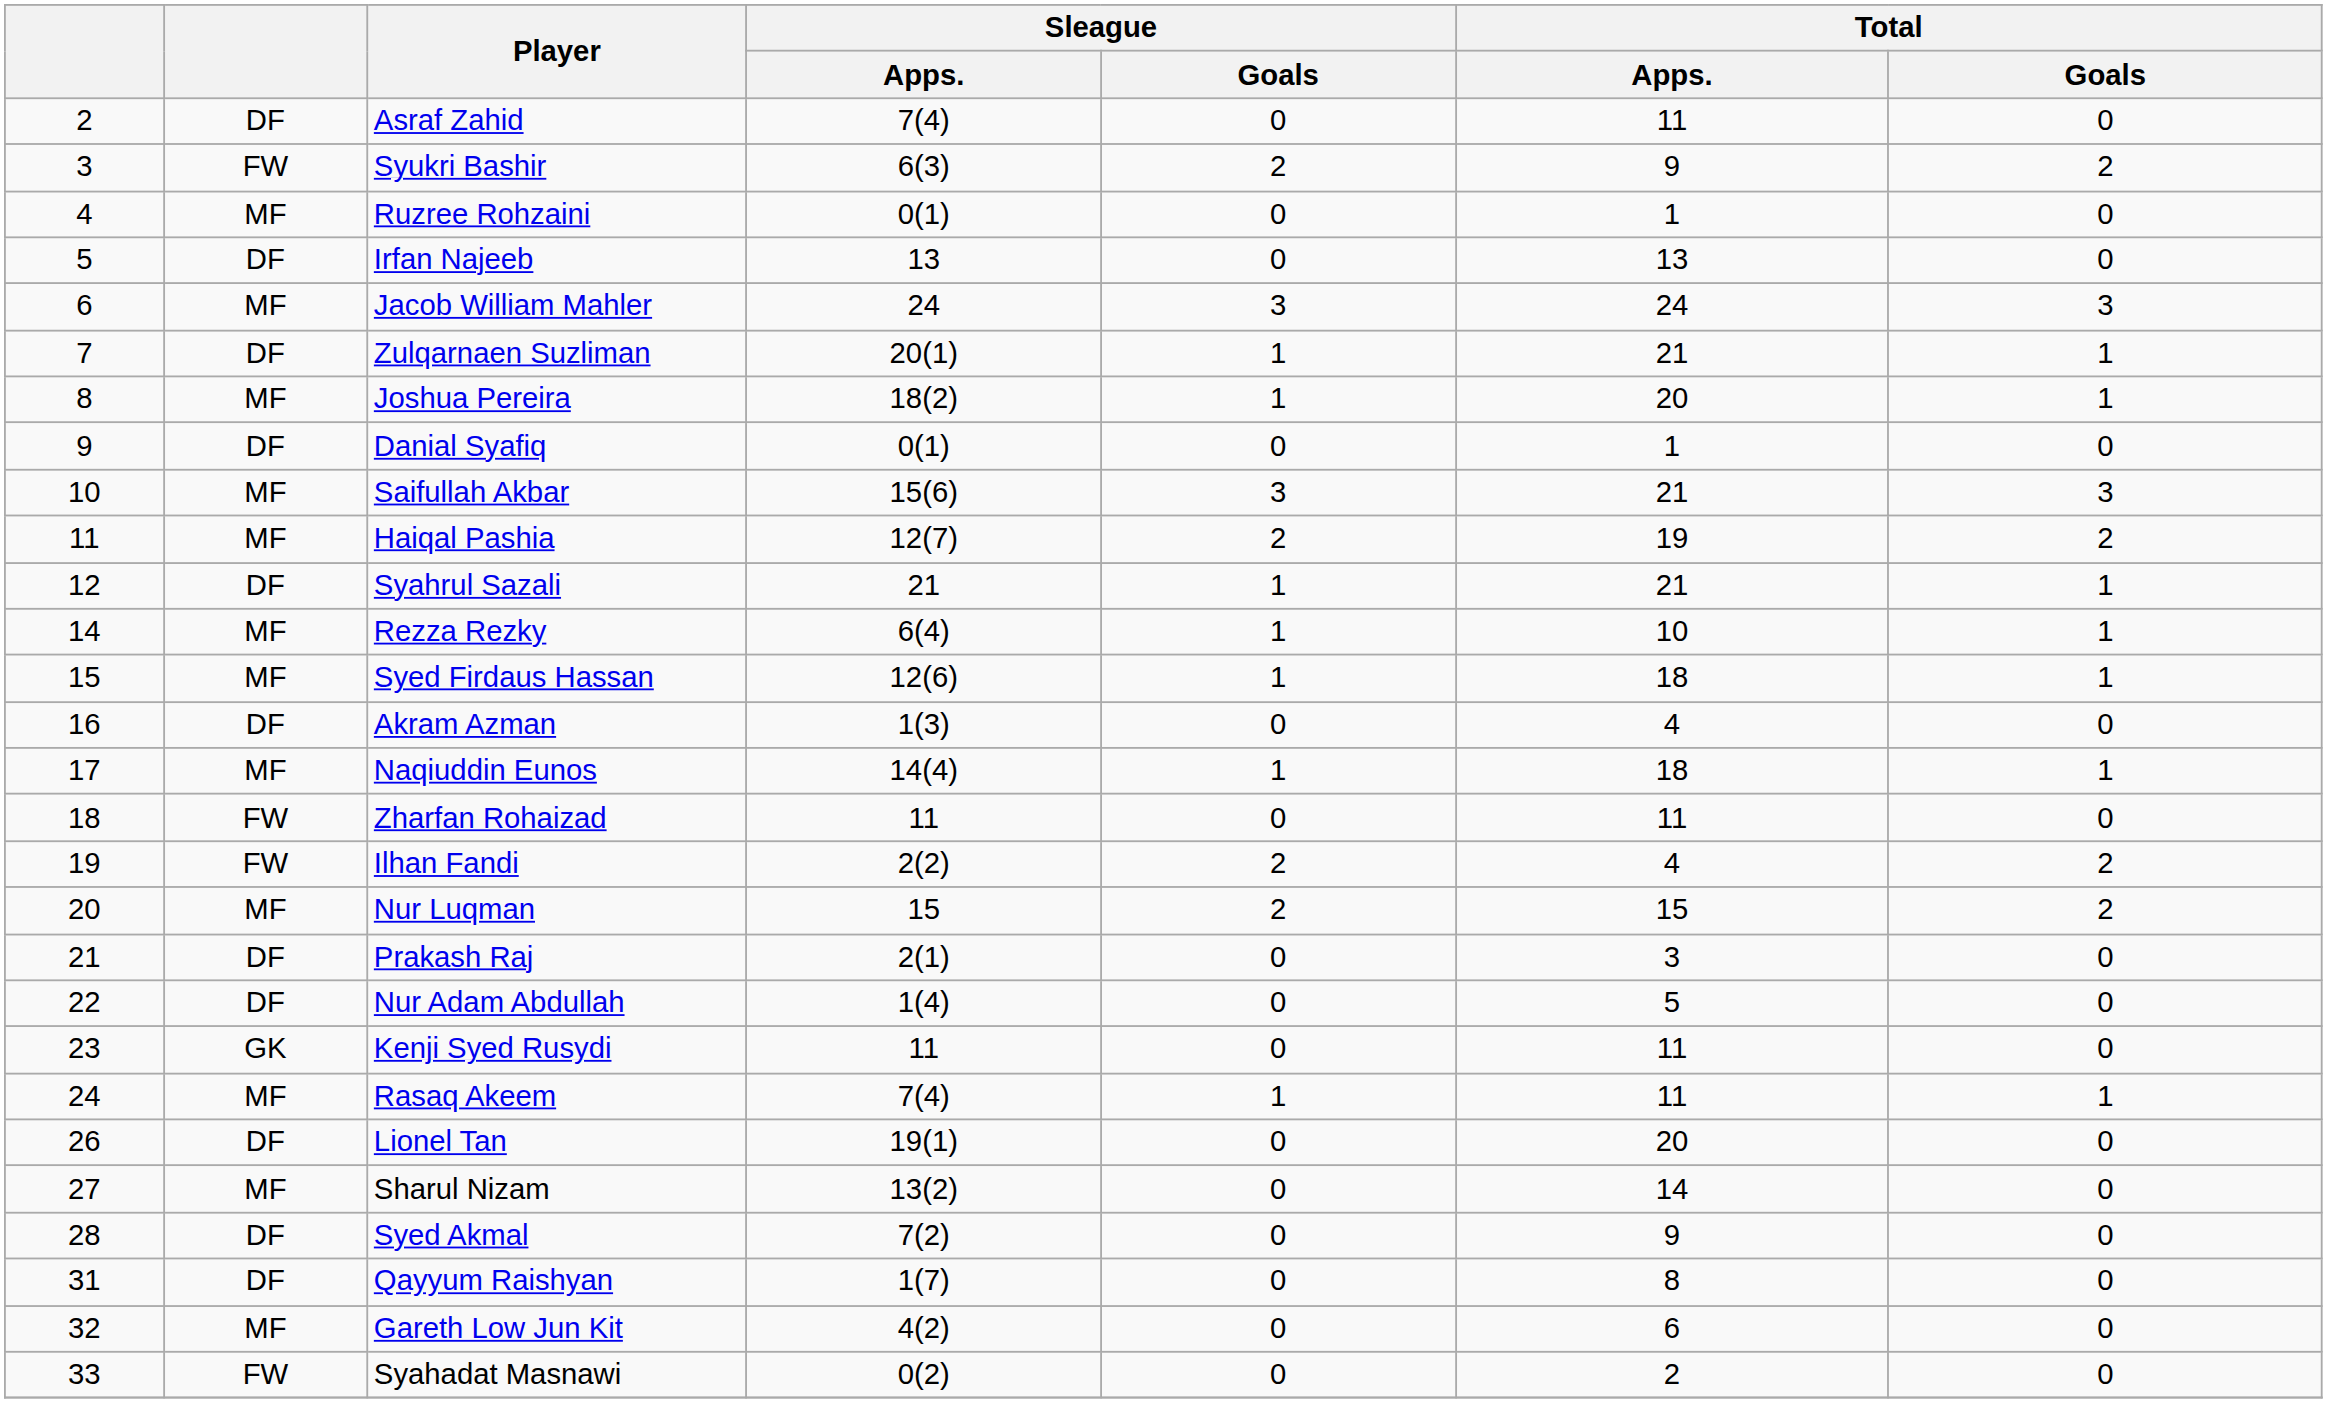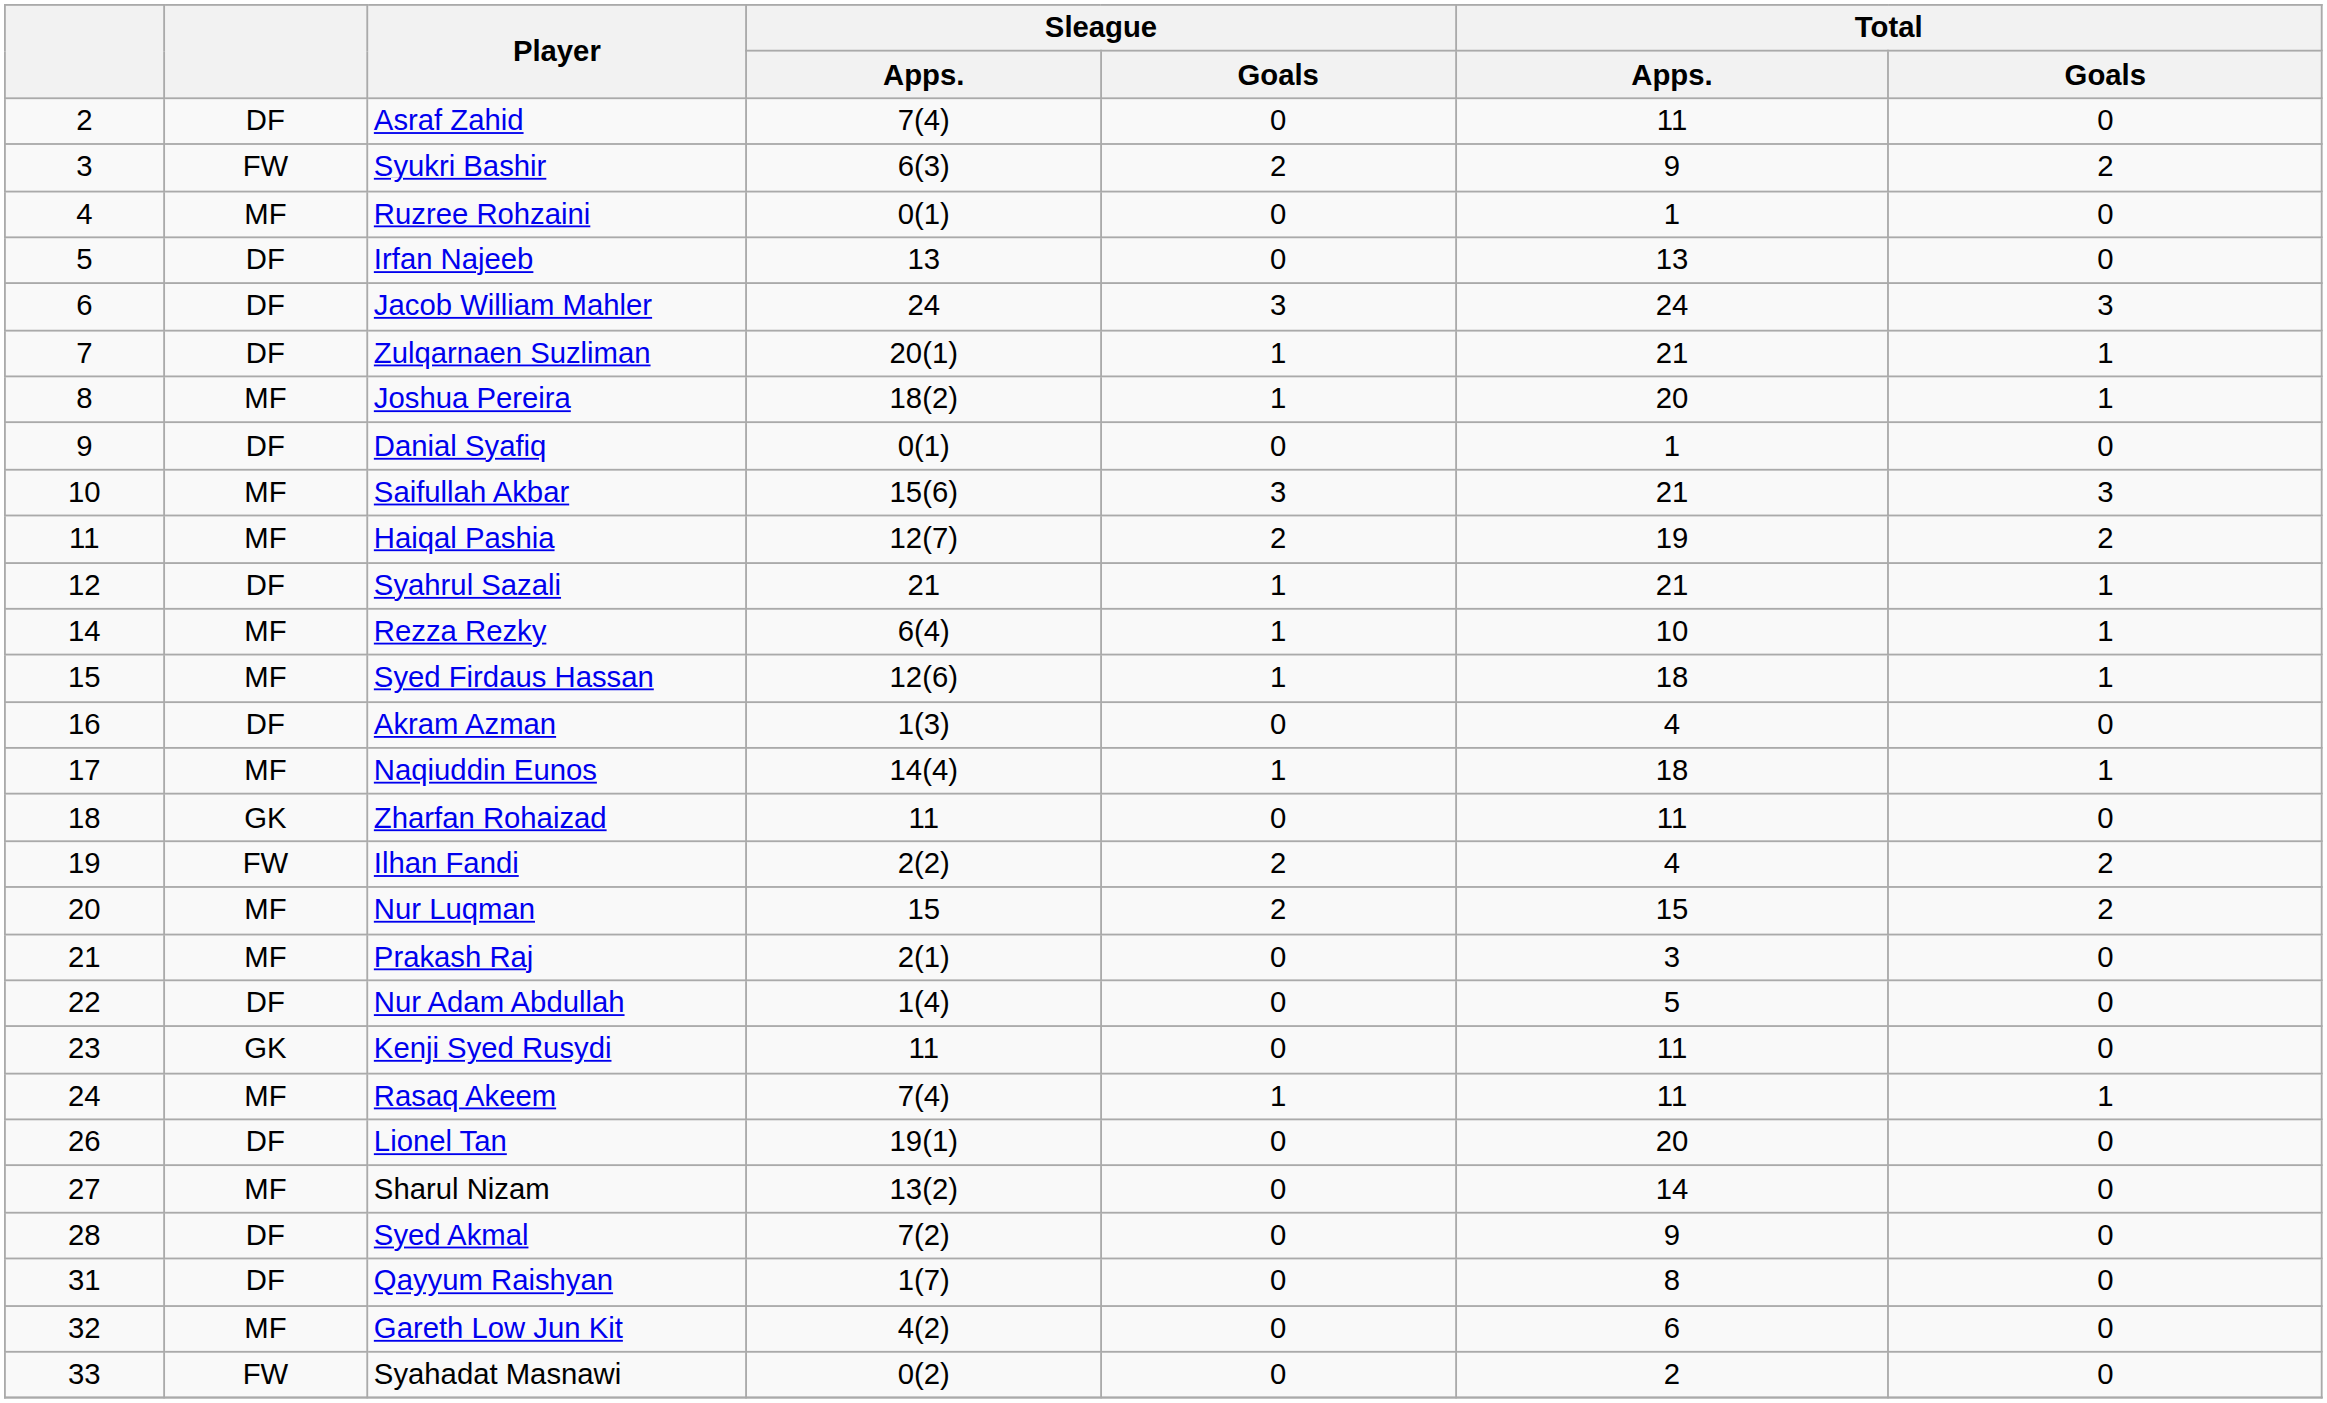(265, 306) MF -> (265, 306) DF
(265, 817) FW -> (265, 817) GK
(265, 956) DF -> (265, 956) MF
